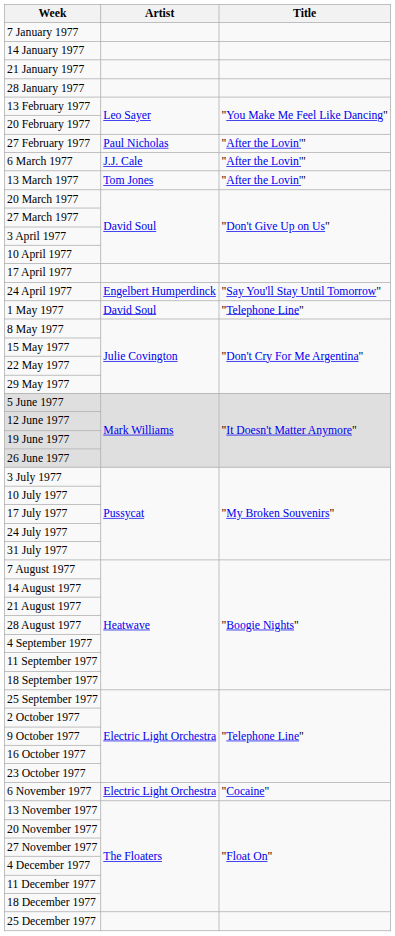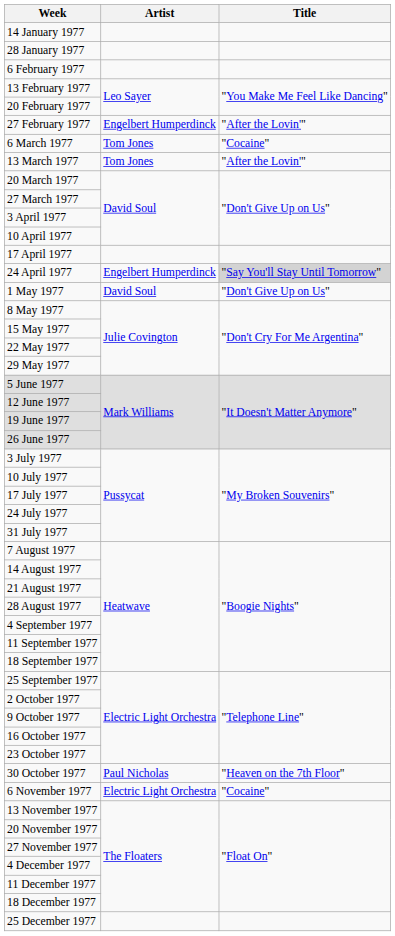- row: (43, 32)
- row: (46, 69)
+ row: (46, 69)
(136, 143) Paul Nicholas -> (160, 124) Engelbert Humperdinck
(123, 161) J.J. Cale -> (128, 143) Tom Jones
(264, 161) "After the Lovin'" -> (245, 143) "Cocaine"
(301, 291) no background -> (301, 273) lightgrey background
(263, 310) "Telephone Line" -> (276, 291) "Don't Give Up on Us"
+ row: (46, 773)
